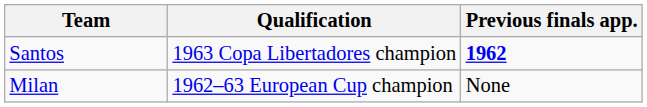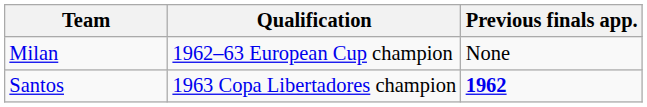rows swapped: (34, 85) <-> (37, 53)
